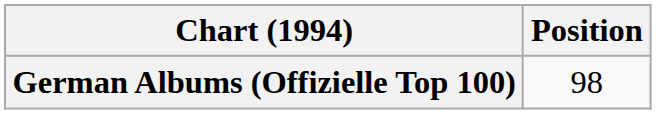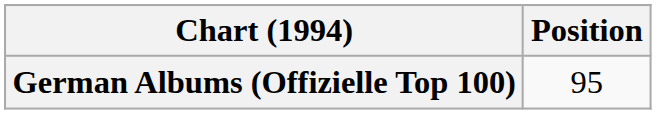(587, 81) 98 -> (587, 81) 95
